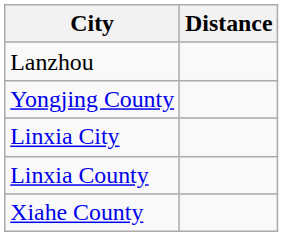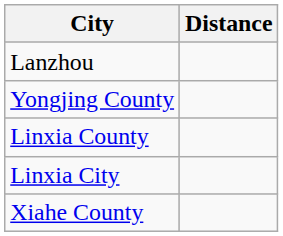rows swapped: (65, 136) <-> (79, 174)
